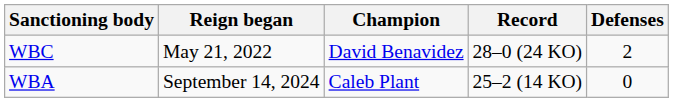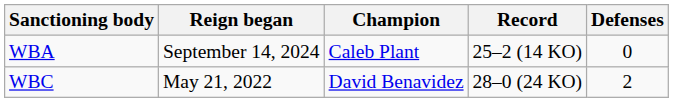rows swapped: (31, 50) <-> (32, 81)
